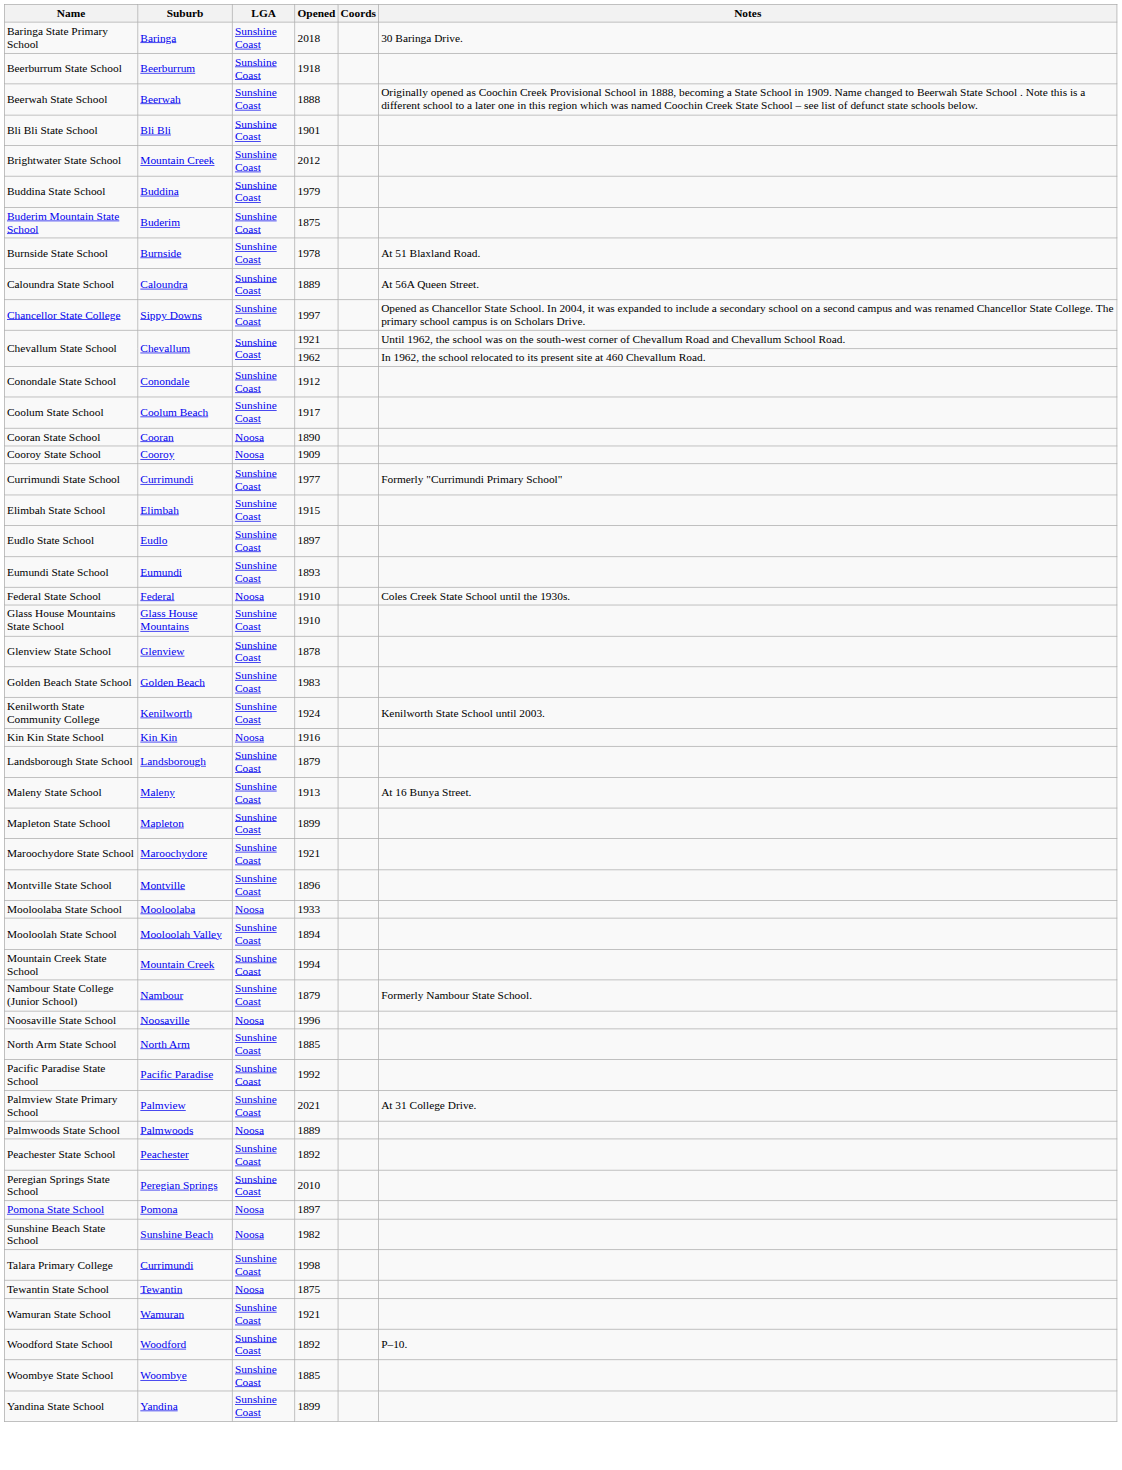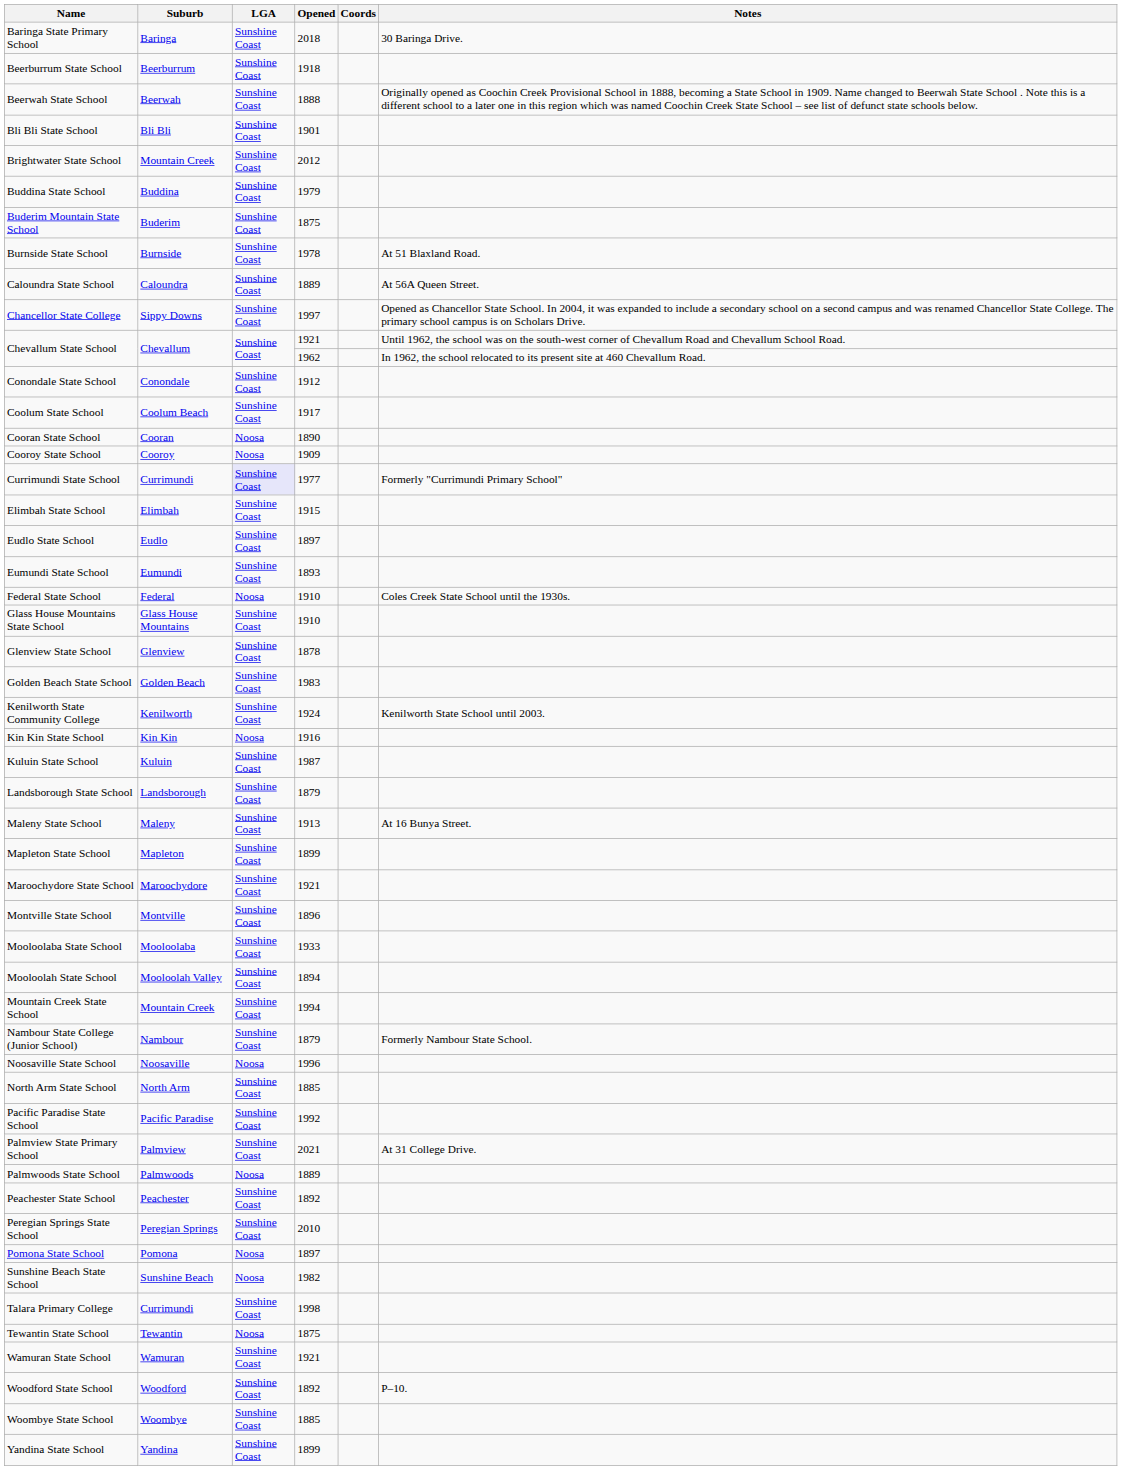(256, 479) no background -> (256, 479) lavender background
+ row: (53, 761)
(250, 909) Noosa -> (256, 946) Sunshine Coast
